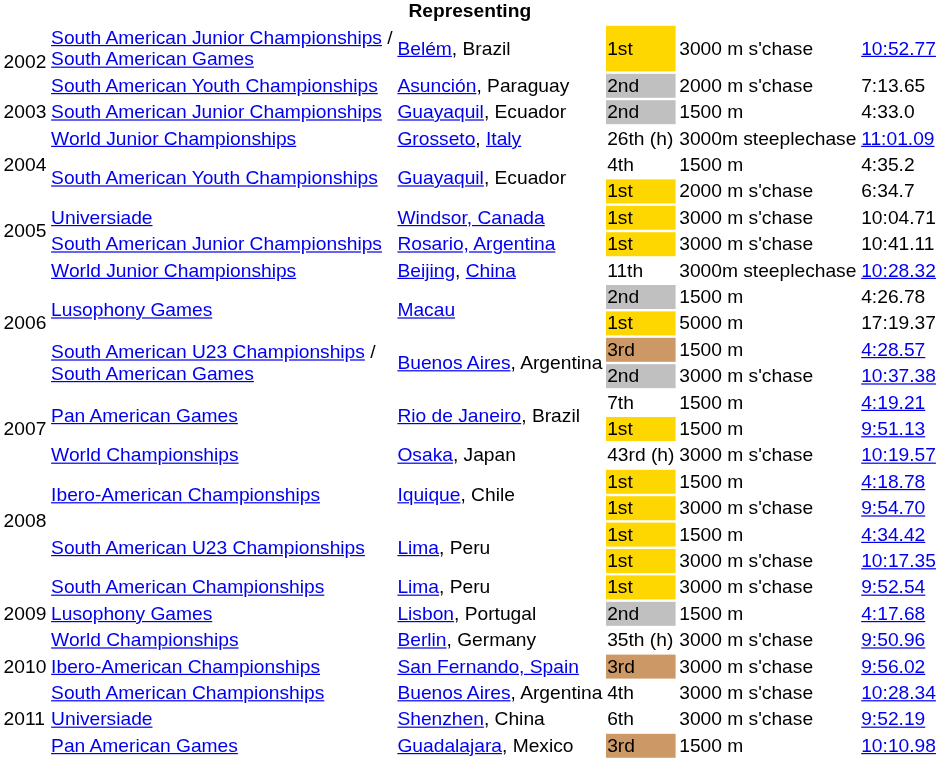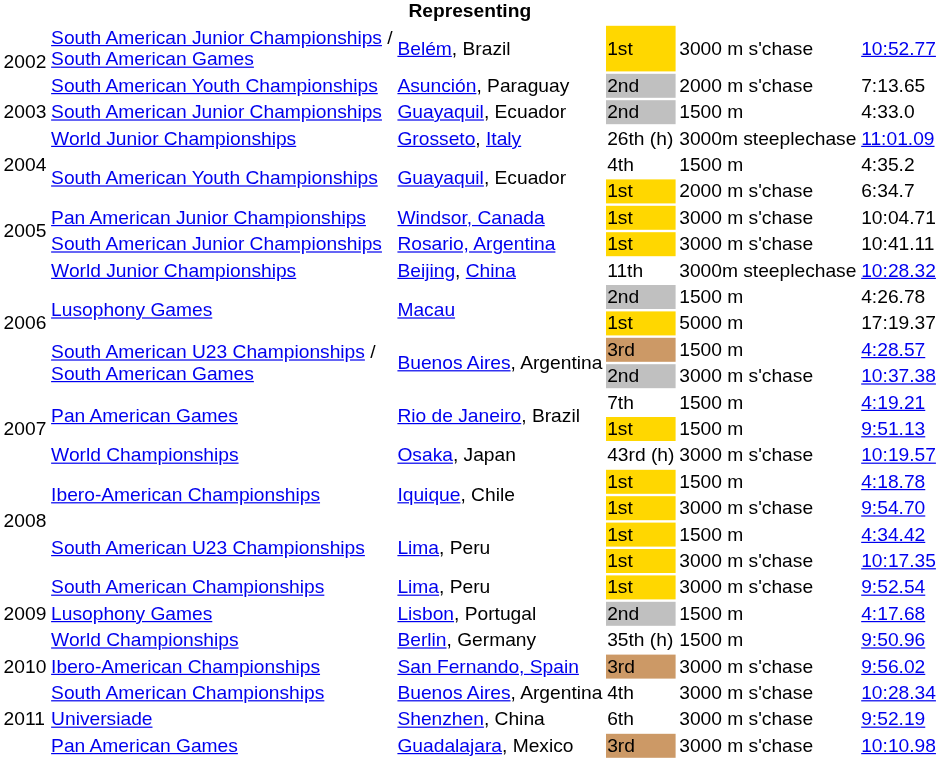(102, 217) Universiade -> (209, 217) Pan American Junior Championships
(746, 640) 3000 m s'chase -> (711, 640) 1500 m
(711, 745) 1500 m -> (746, 745) 3000 m s'chase
